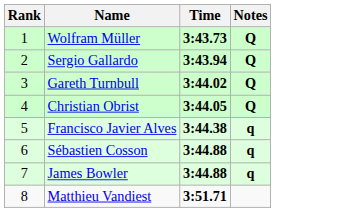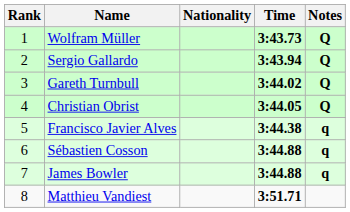+ column: (217, 15)
